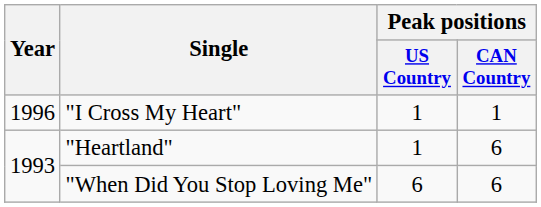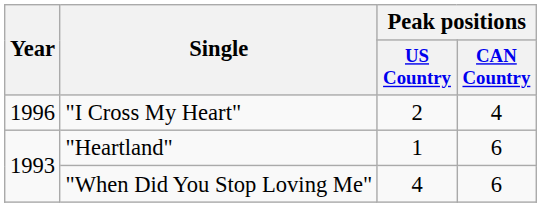(417, 112) 1 -> (417, 112) 2
(496, 112) 1 -> (496, 112) 4
(417, 183) 6 -> (417, 183) 4
